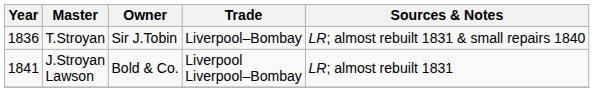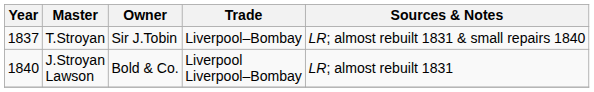(23, 37) 1836 -> (23, 37) 1837
(23, 68) 1841 -> (23, 68) 1840
